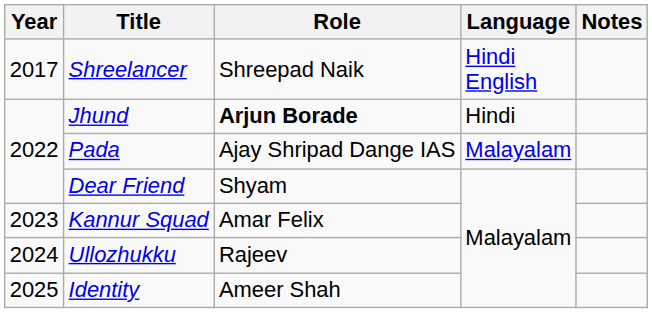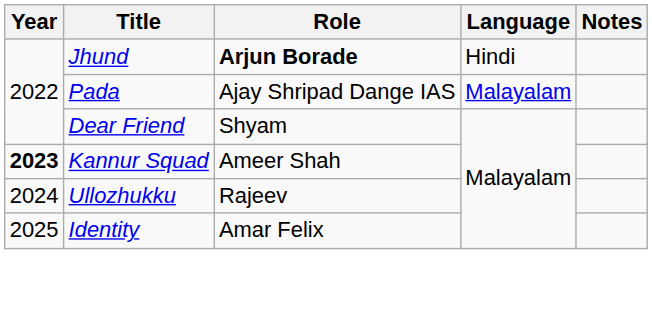- row: (128, 68)
(34, 220) normal -> (34, 160) bold
(271, 220) Amar Felix -> (280, 160) Ameer Shah
(280, 289) Ameer Shah -> (271, 230) Amar Felix
